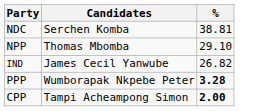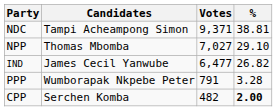+ column: (216, 13)
(86, 30) Serchen Komba -> (116, 30) Tampi Acheampong Simon
(212, 81) bold -> (250, 81) normal
(116, 97) Tampi Acheampong Simon -> (86, 97) Serchen Komba
